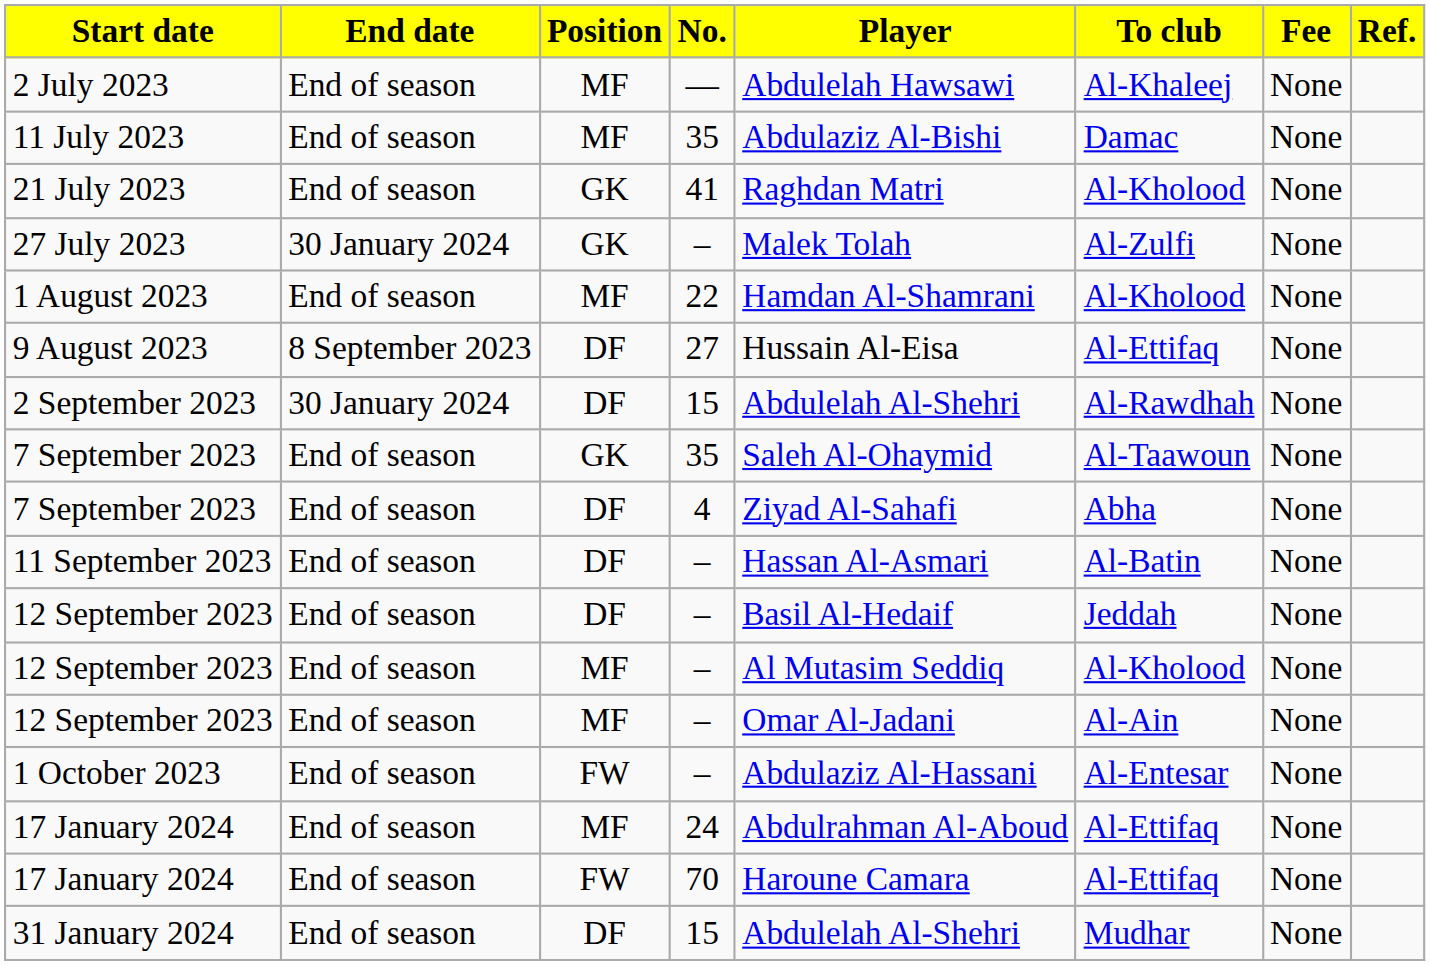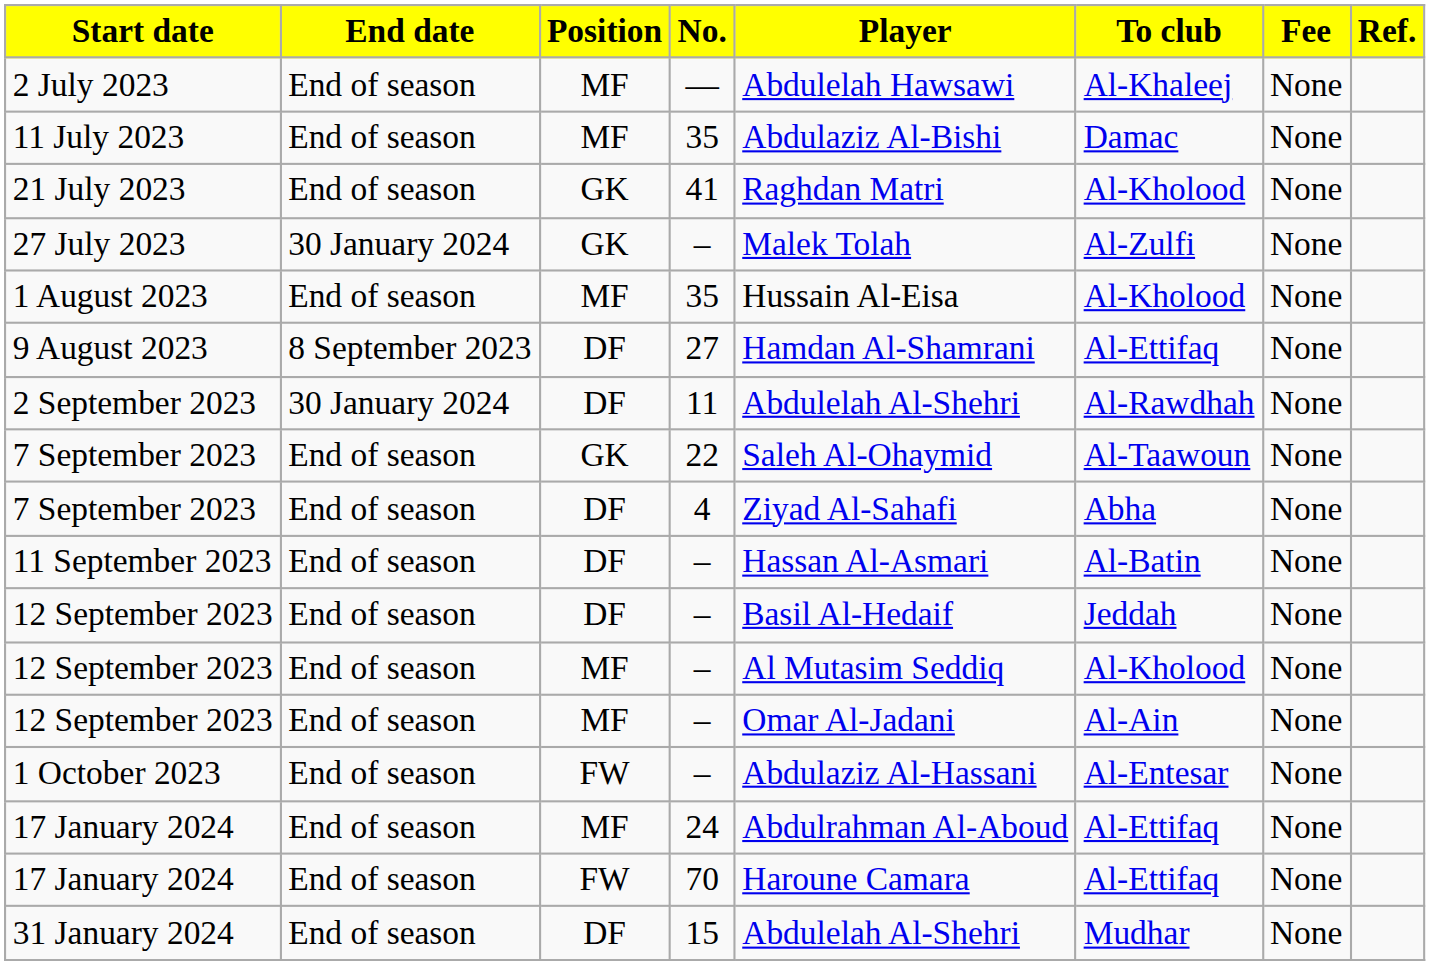(702, 296) 22 -> (702, 296) 35
(888, 296) Hamdan Al-Shamrani -> (850, 296) Hussain Al-Eisa
(850, 349) Hussain Al-Eisa -> (888, 349) Hamdan Al-Shamrani
(702, 402) 15 -> (702, 402) 11
(702, 455) 35 -> (702, 455) 22
